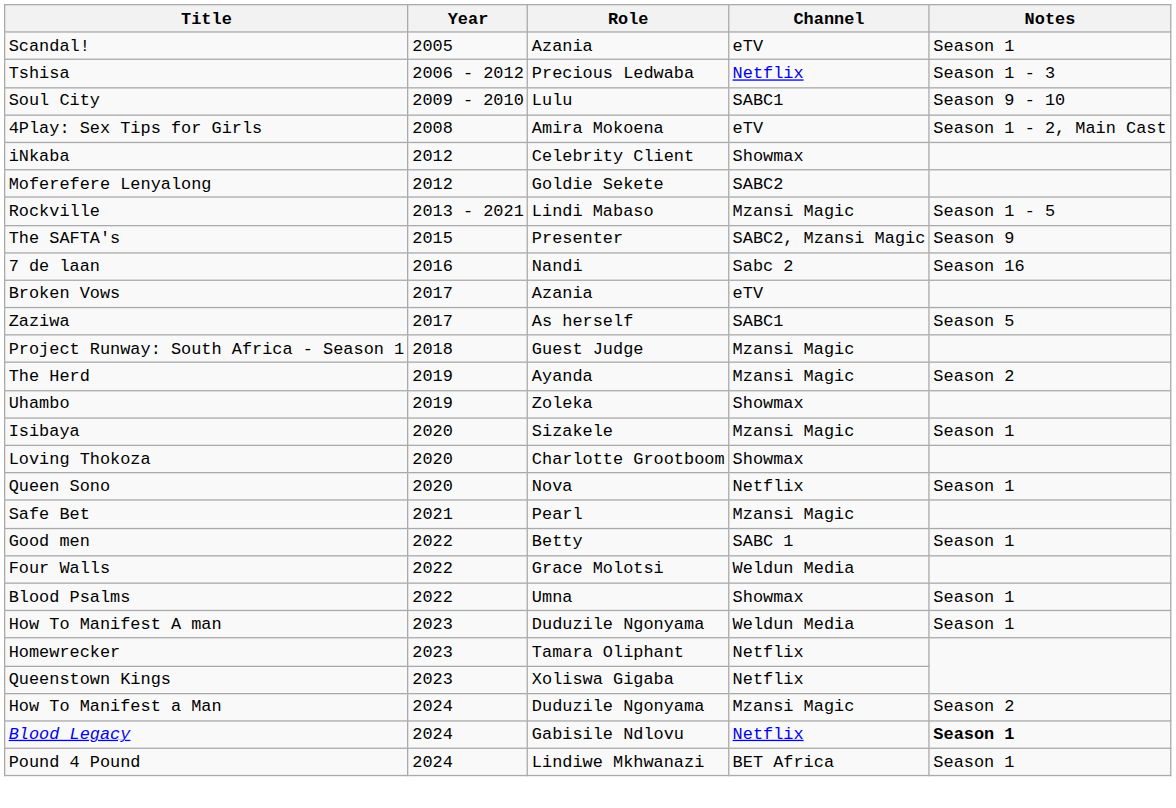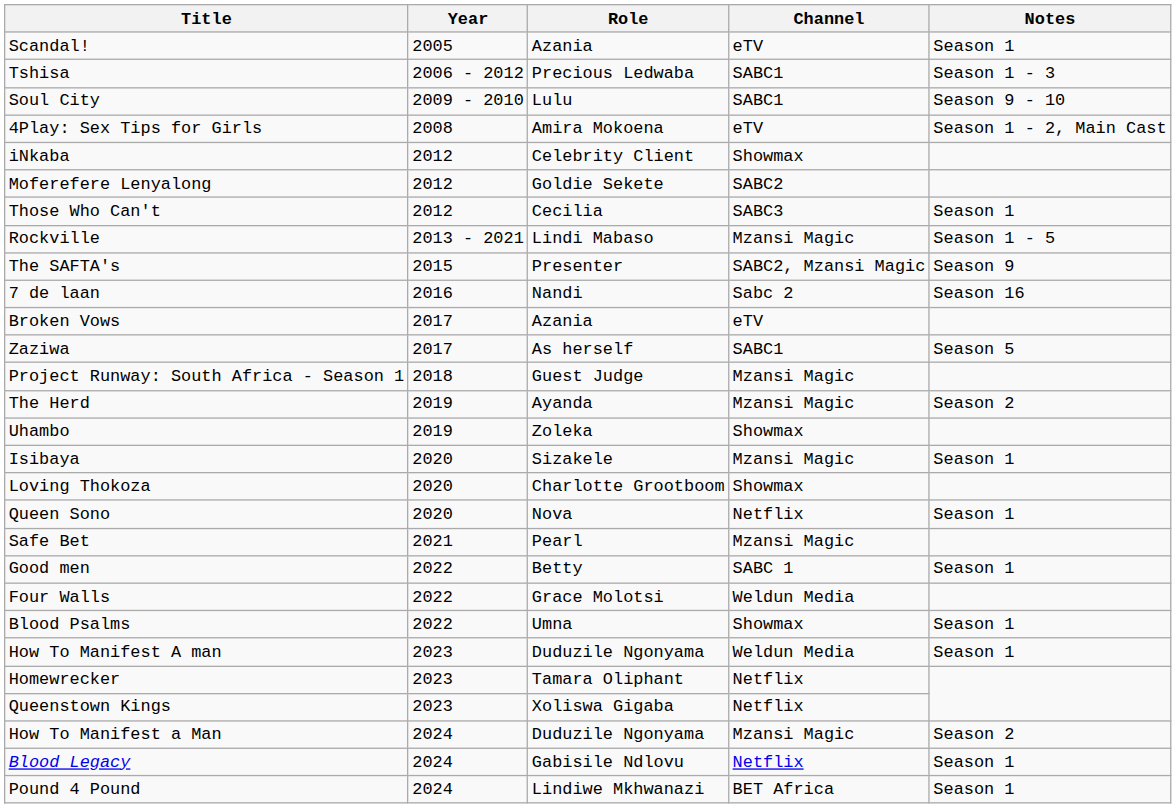(768, 74) Netflix -> (758, 74) SABC1
+ row: (85, 211)
(974, 735) bold -> (974, 762) normal
